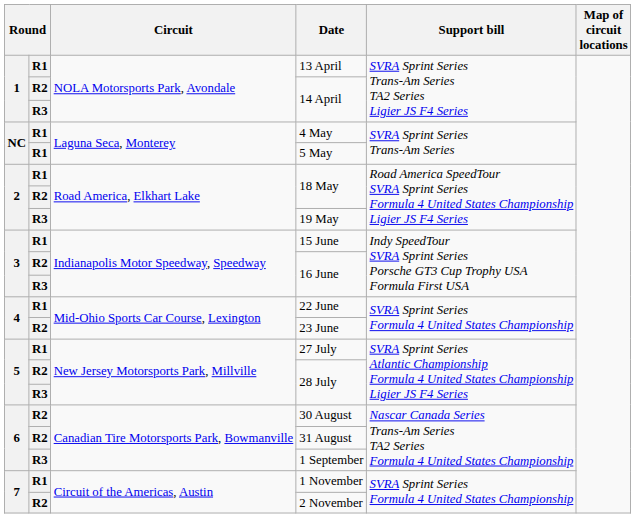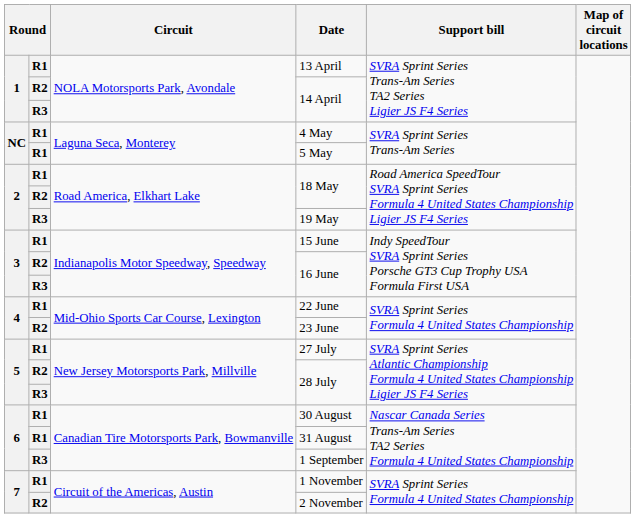(40, 415) R2 -> (40, 415) R1
(40, 437) R2 -> (40, 437) R1
